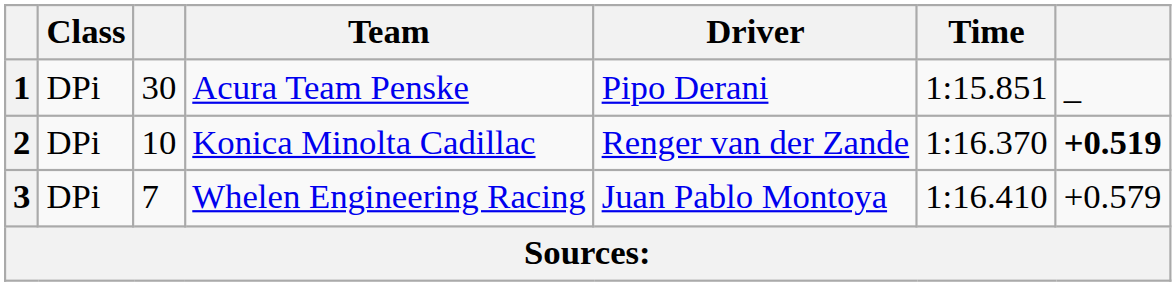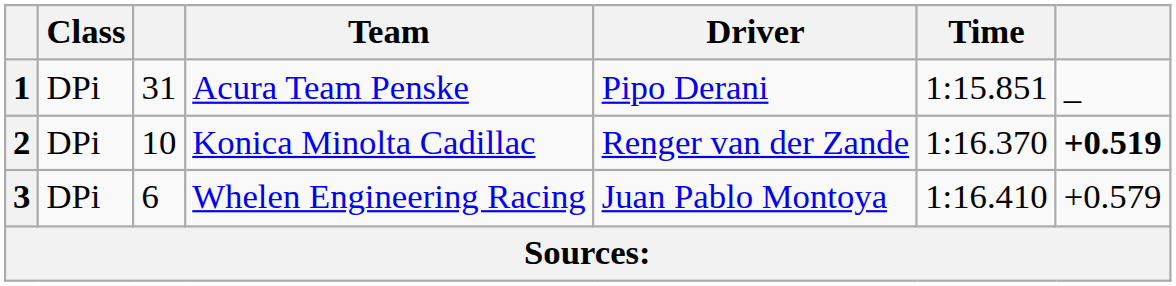(159, 87) 30 -> (159, 87) 31
(150, 197) 7 -> (150, 197) 6
